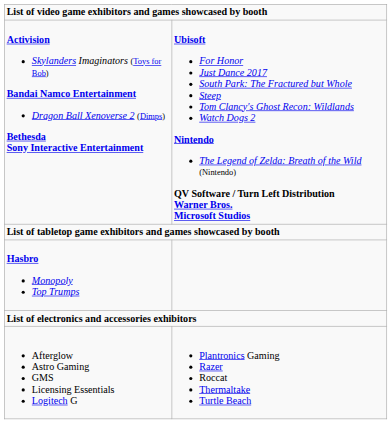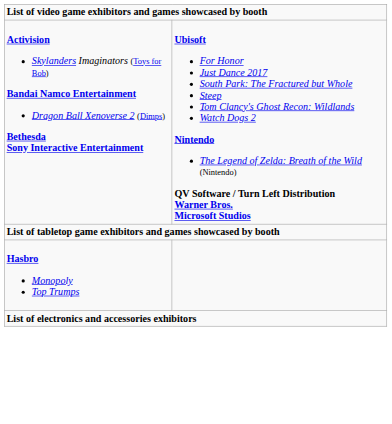- row: (88, 378)
